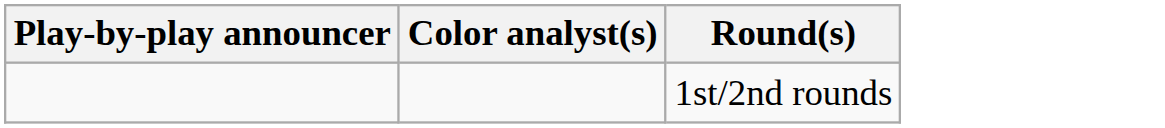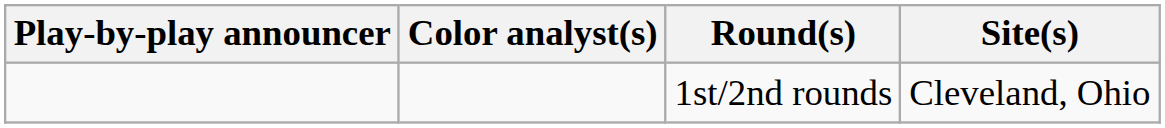+ column: (1030, 33)
